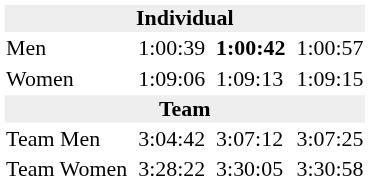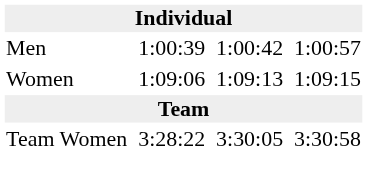(251, 48) bold -> (250, 48) normal
- row: (53, 138)
